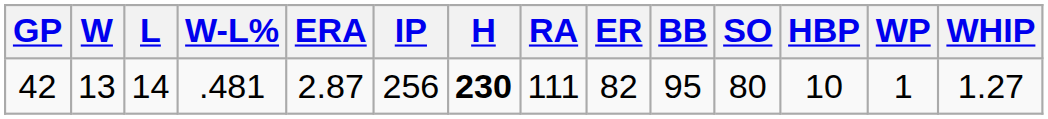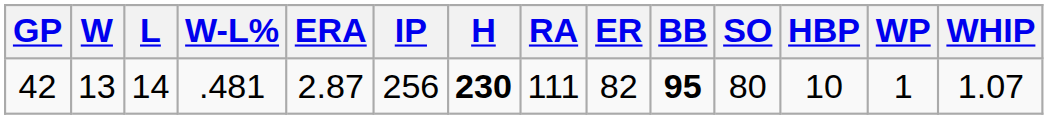(683, 85) normal -> (683, 85) bold
(991, 85) 1.27 -> (991, 85) 1.07
